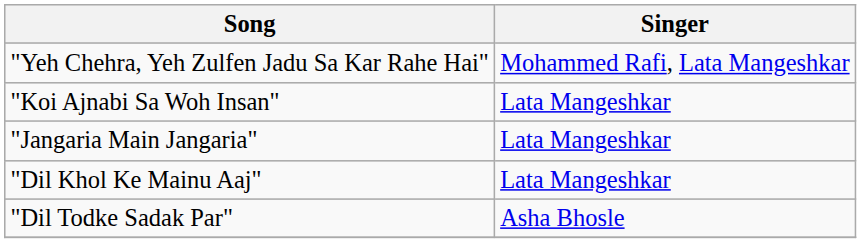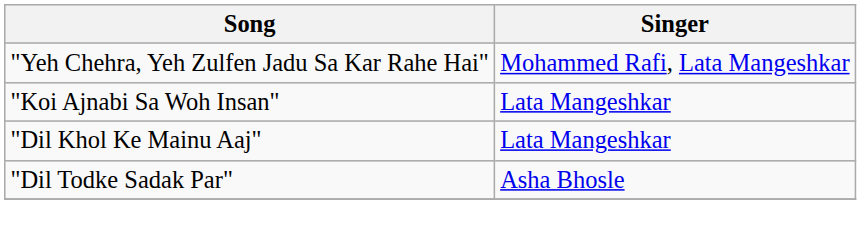- row: (134, 140)
